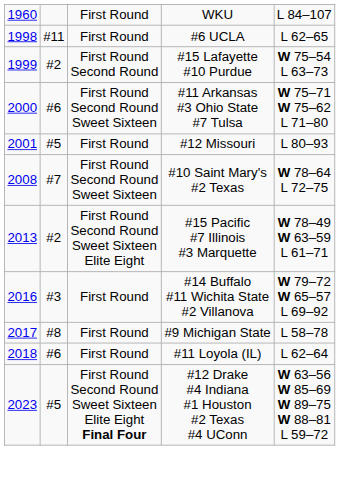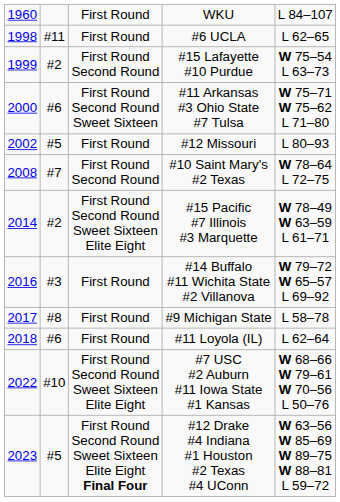(22, 144) 2001 -> (22, 144) 2002
(114, 180) First Round Second Round Sweet Sixteen -> (115, 172) First Round Second Round
(22, 238) 2013 -> (22, 223) 2014
+ row: (219, 382)
